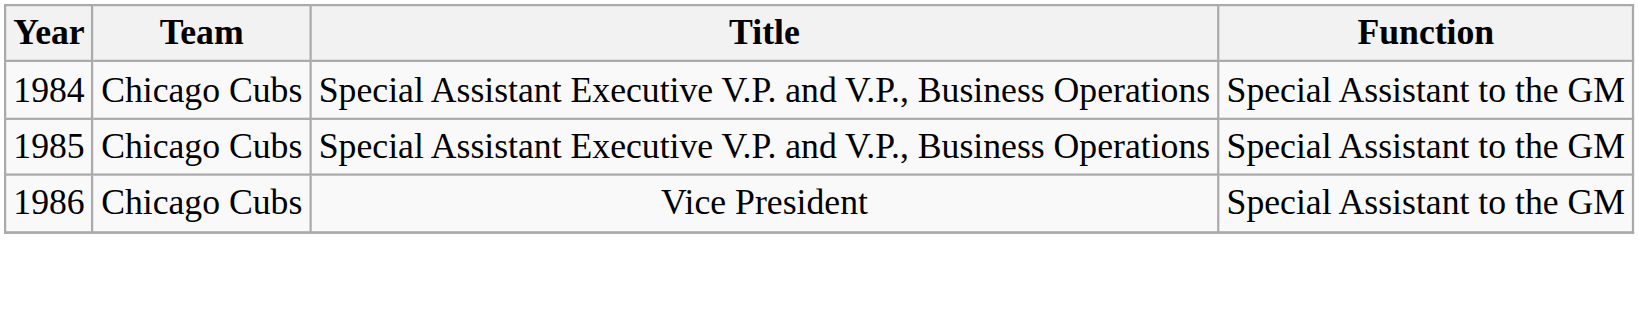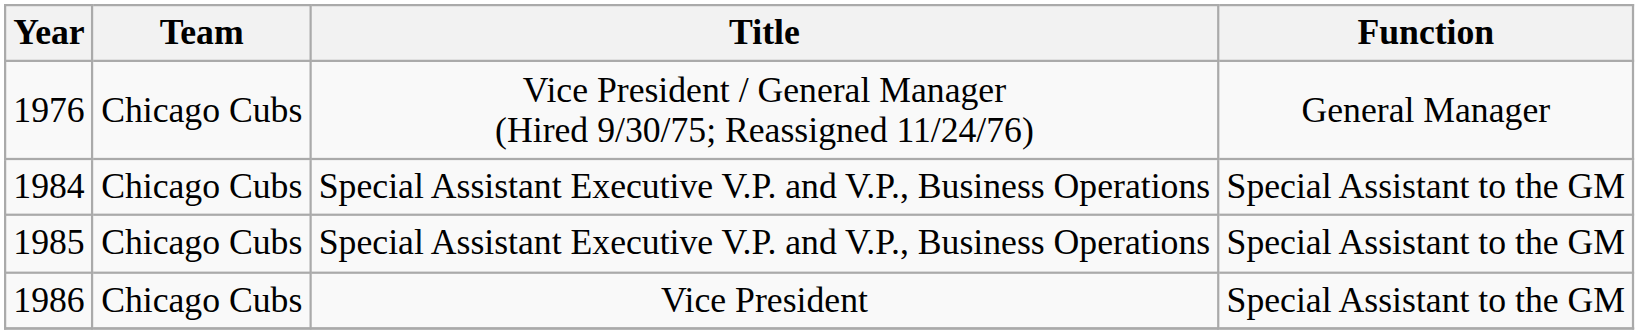+ row: (49, 109)
